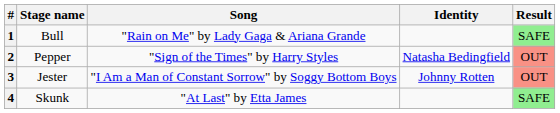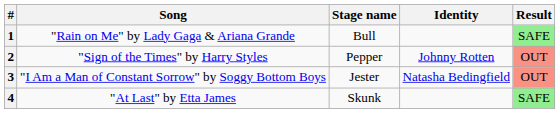columns swapped: (52, 14) <-> (244, 14)
(456, 56) Natasha Bedingfield -> (456, 56) Johnny Rotten
(456, 77) Johnny Rotten -> (456, 77) Natasha Bedingfield
